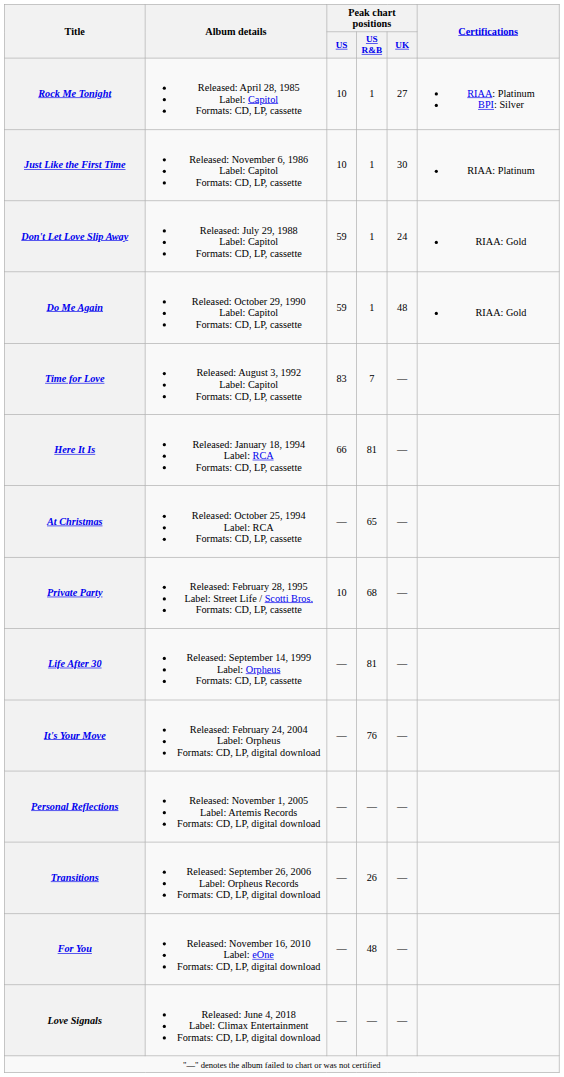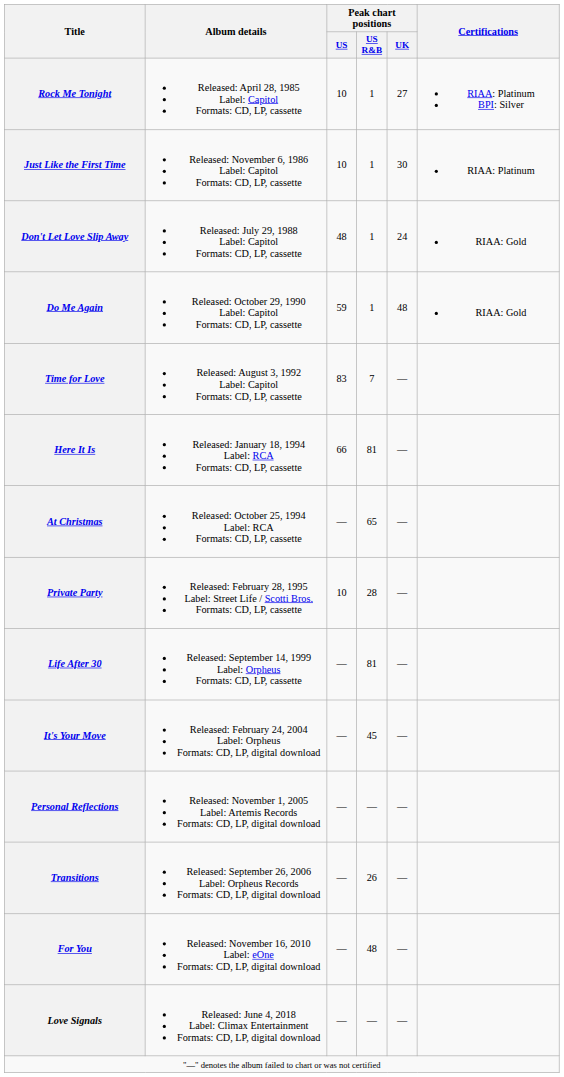(342, 236) 59 -> (342, 236) 48
(372, 592) 68 -> (372, 592) 28
(372, 735) 76 -> (372, 735) 45
